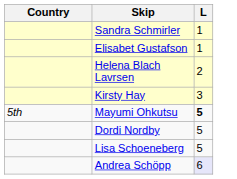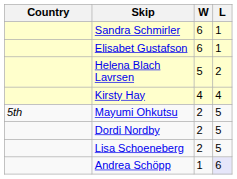+ column: (203, 13)
(200, 95) 3 -> (218, 95) 4
(200, 113) bold -> (218, 113) normal
